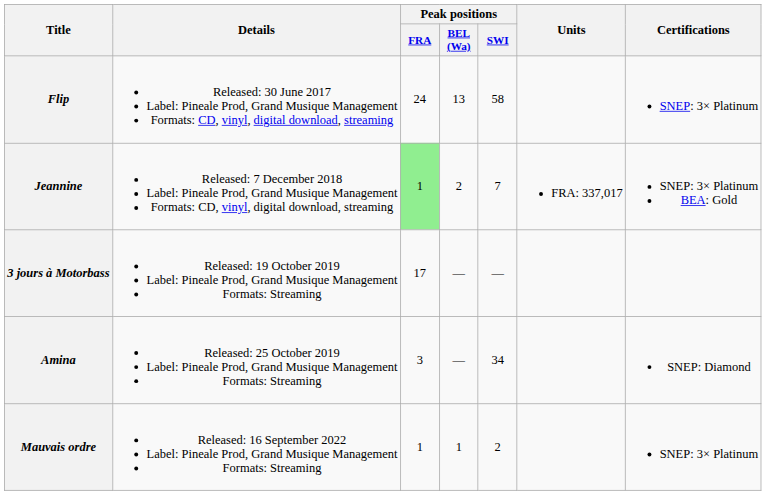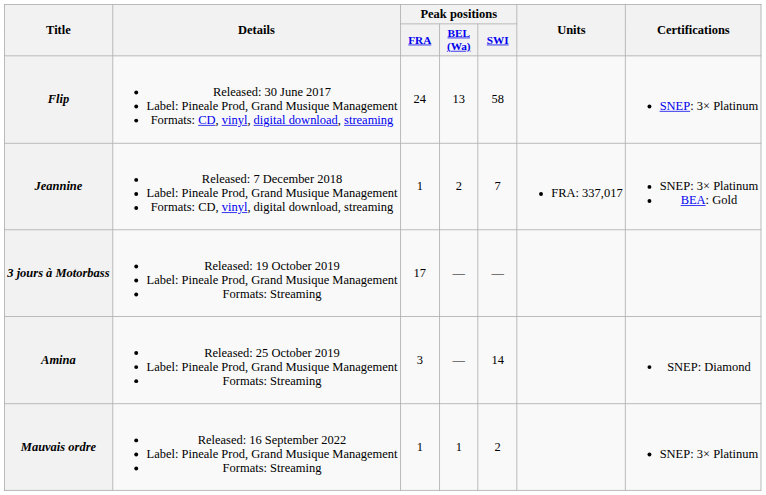(420, 186) lightgreen background -> (420, 186) no background
(498, 360) 34 -> (498, 360) 14
